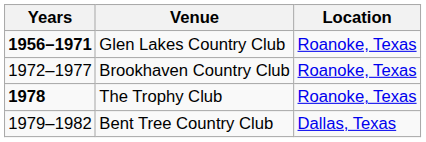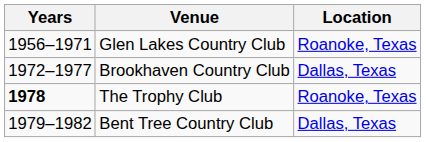(50, 44) bold -> (50, 44) normal
(357, 70) Roanoke, Texas -> (347, 70) Dallas, Texas
